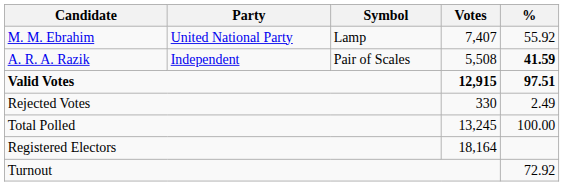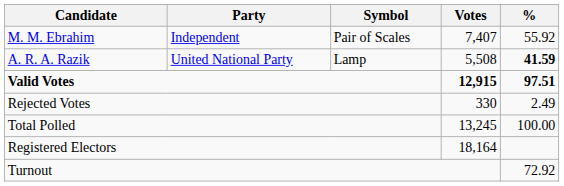(232, 37) United National Party -> (205, 37) Independent
(350, 37) Lamp -> (372, 37) Pair of Scales
(205, 59) Independent -> (232, 59) United National Party
(372, 59) Pair of Scales -> (350, 59) Lamp
